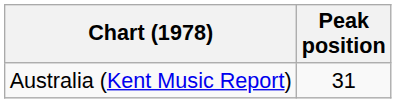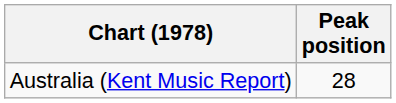(344, 80) 31 -> (344, 80) 28
